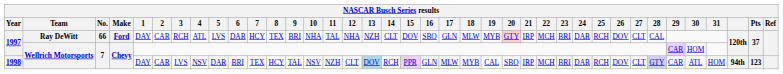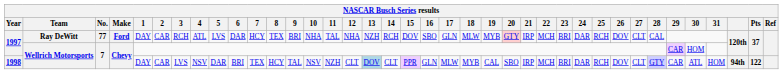(102, 36) 66 -> (102, 36) 77
(391, 36) CLT -> (391, 36) RCH
(391, 62) RCH -> (391, 62) CLT
(756, 62) 123 -> (756, 62) 122
